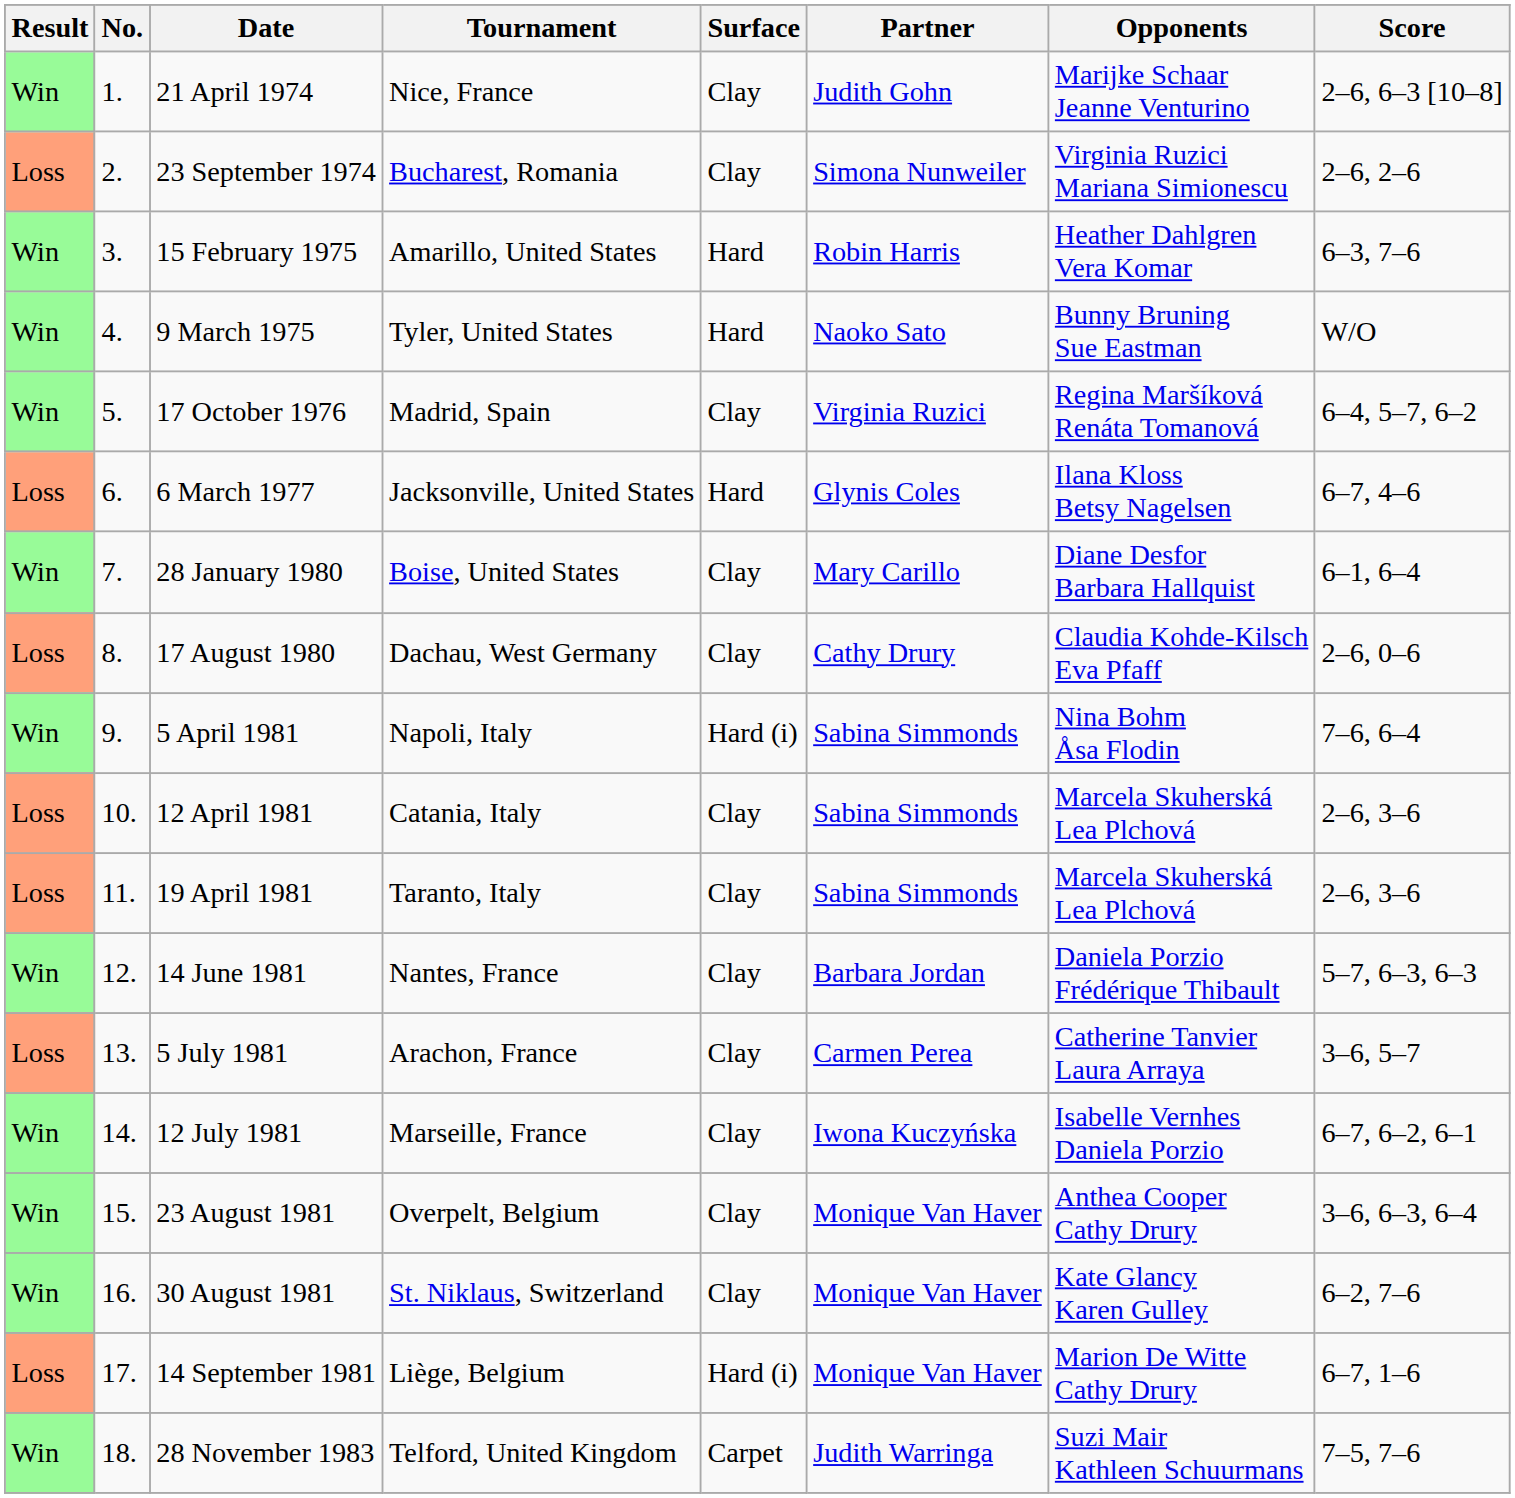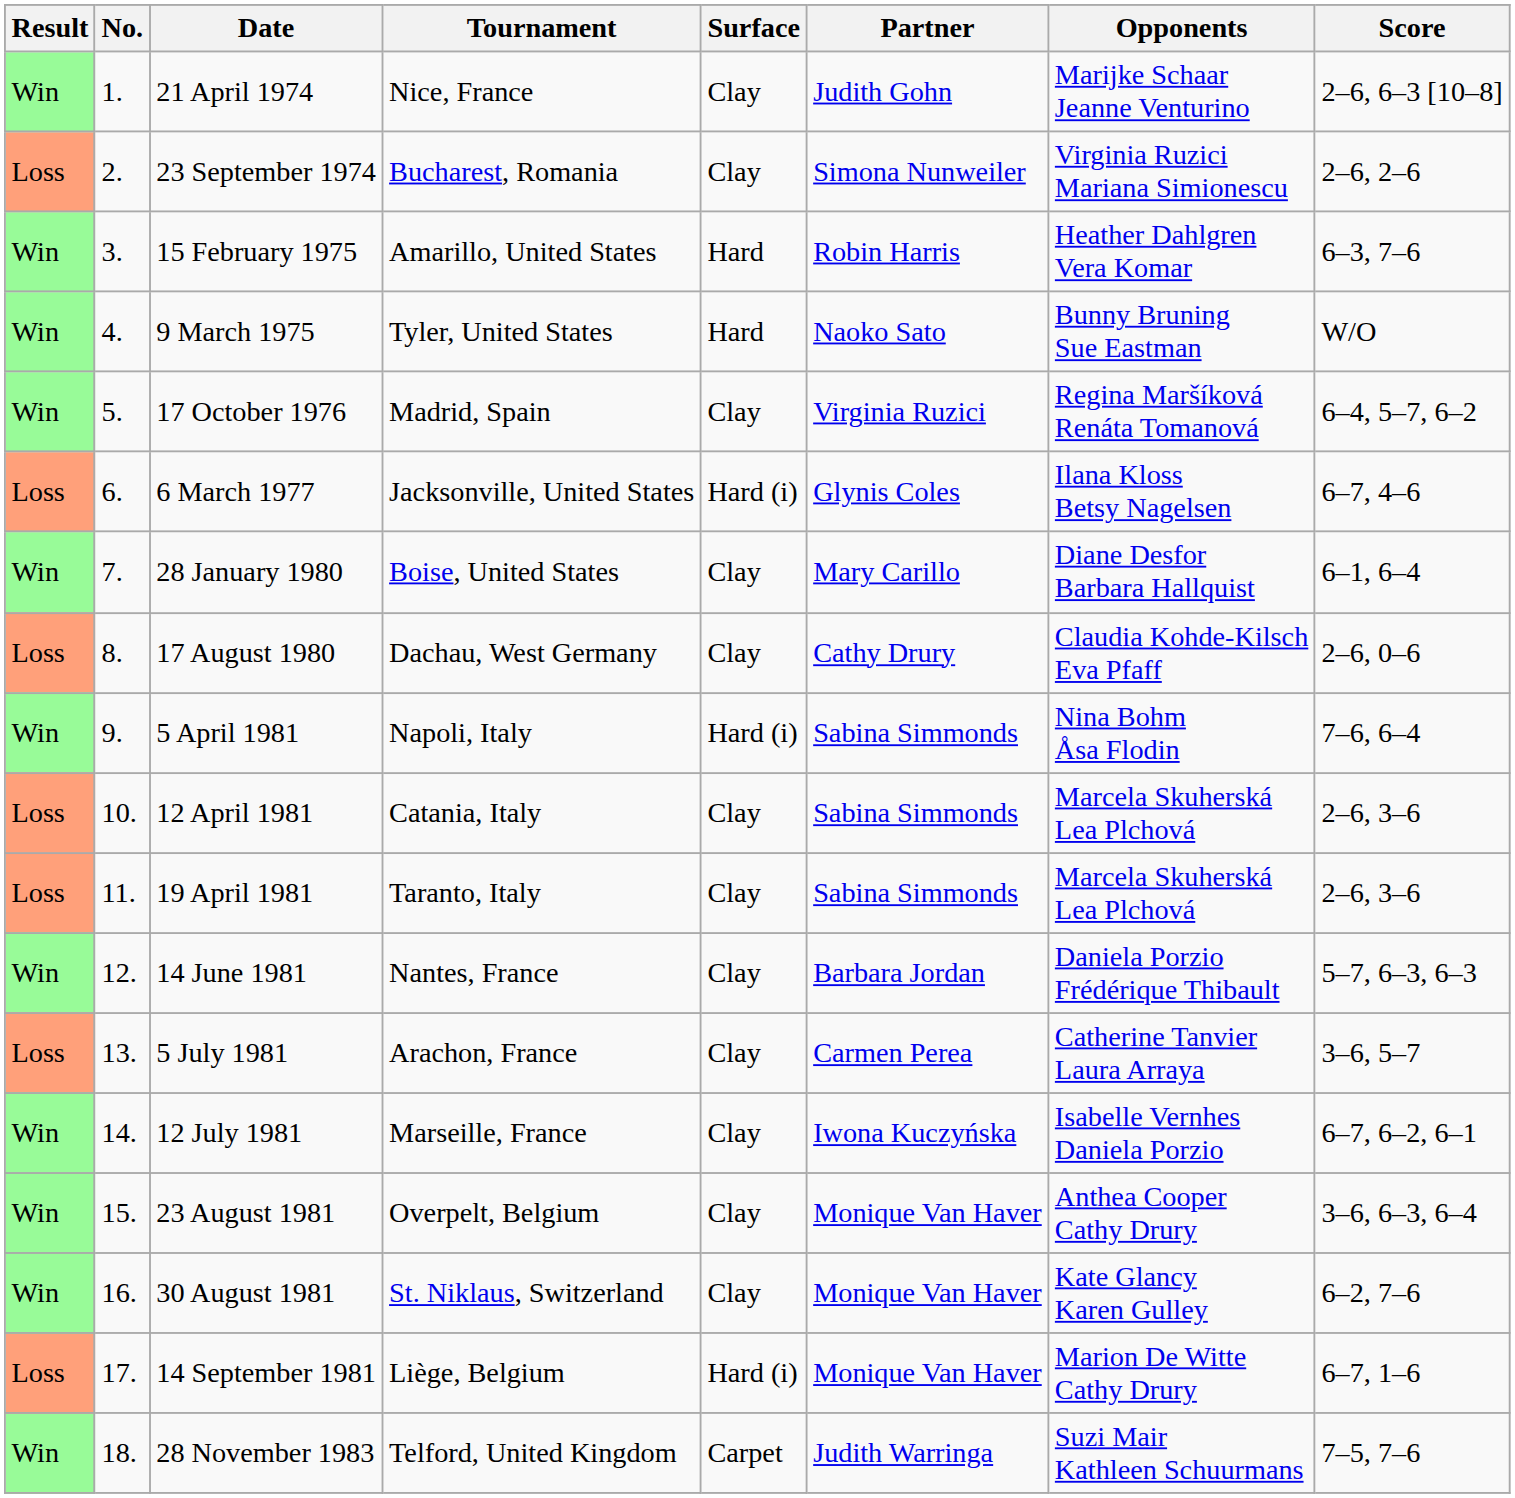(736, 491) Hard -> (753, 491) Hard (i)
